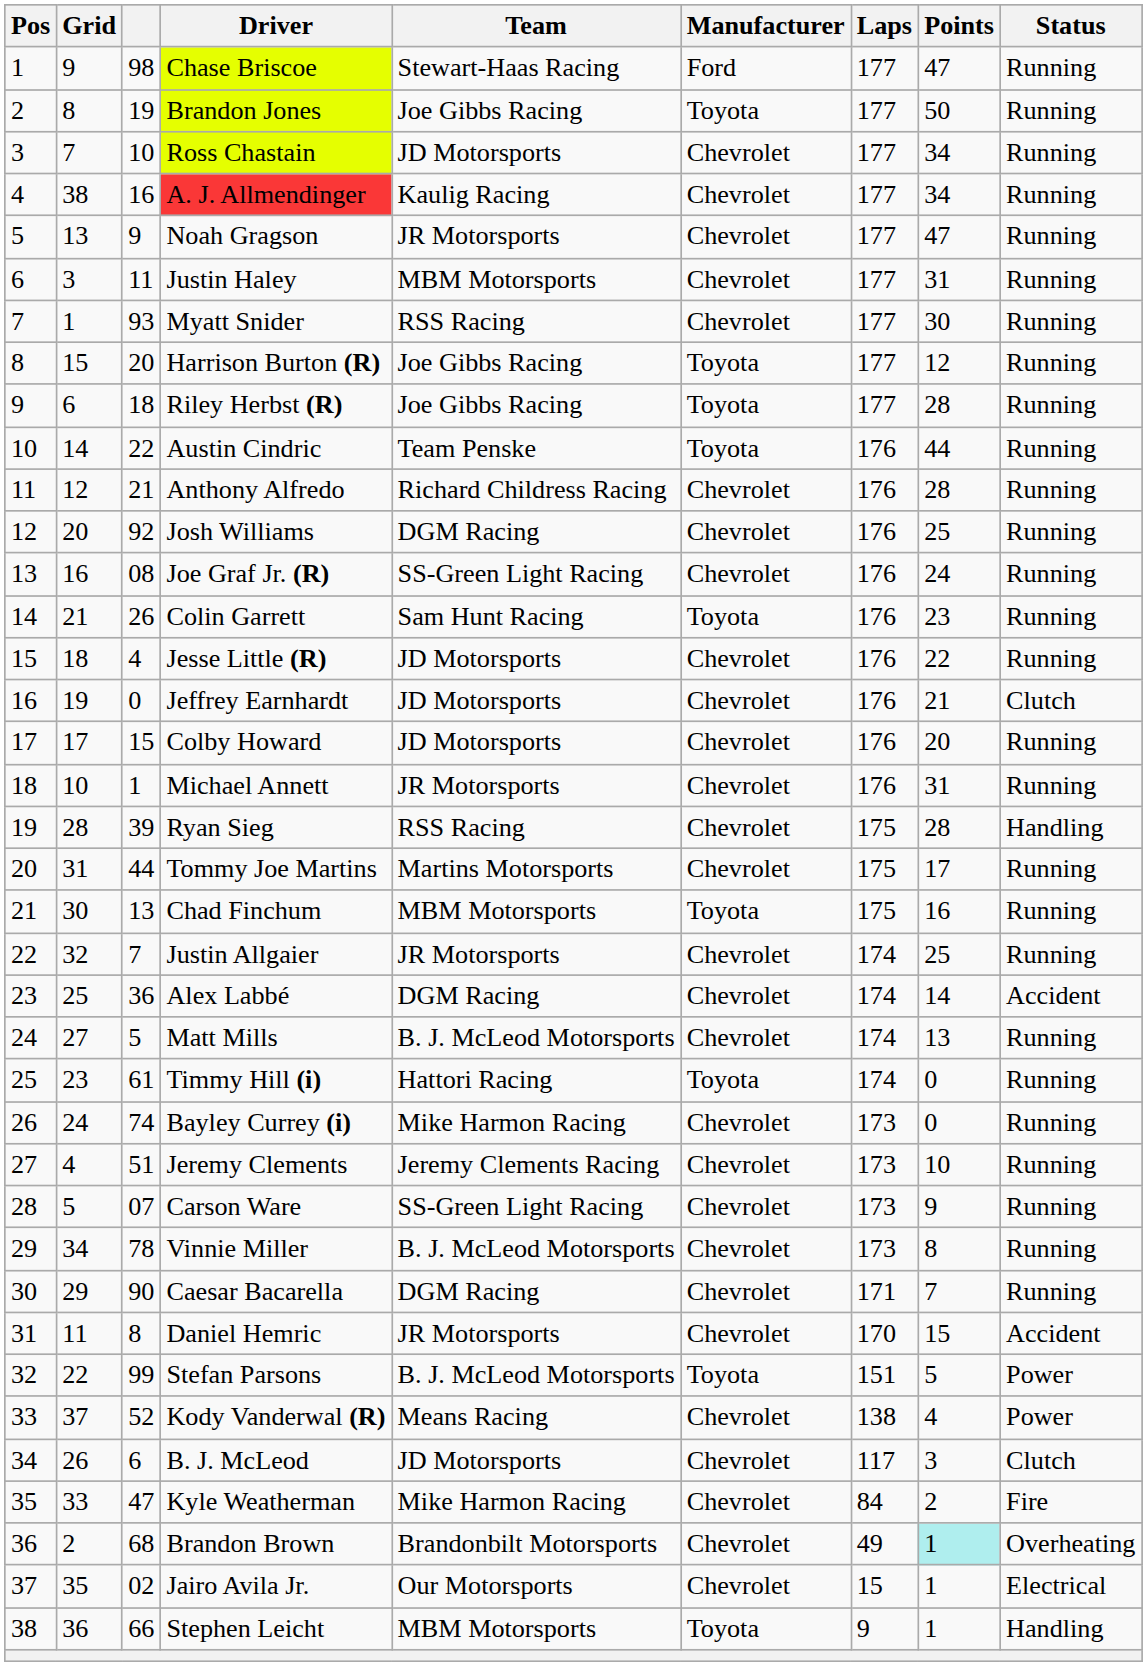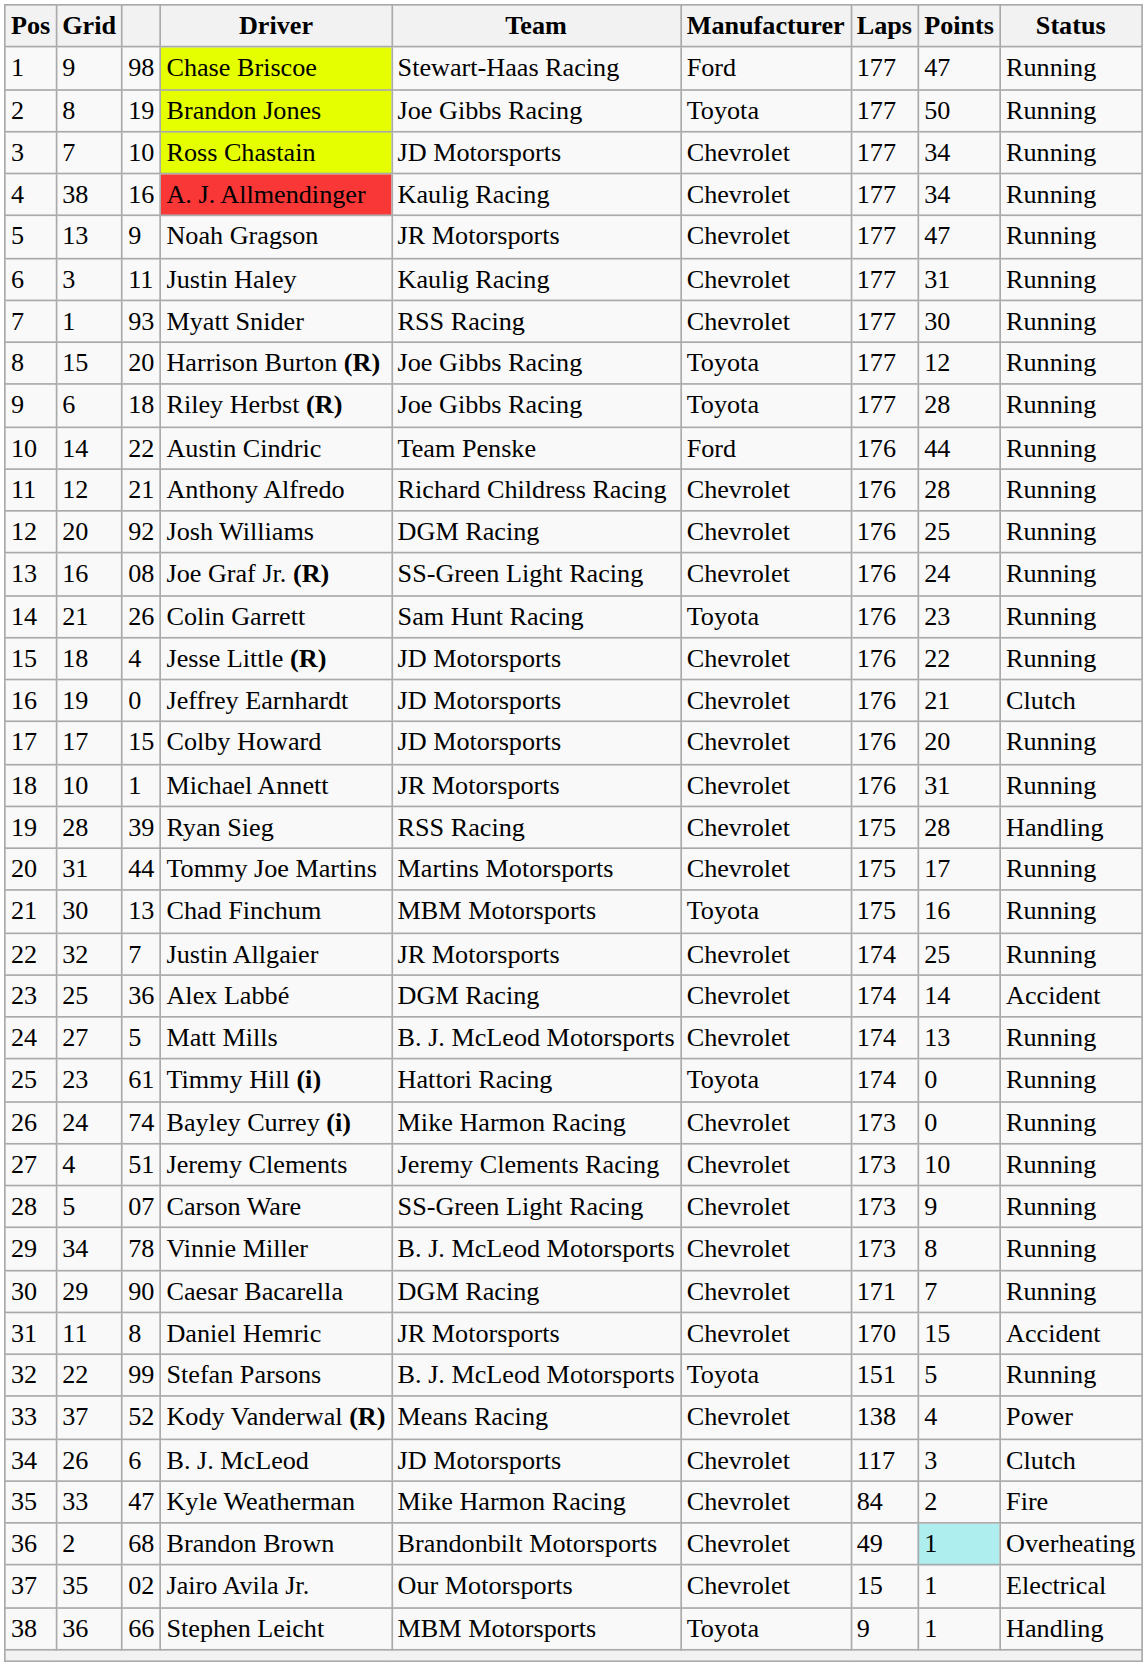(497, 278) MBM Motorsports -> (474, 278) Kaulig Racing
(723, 446) Toyota -> (711, 446) Ford
(1040, 1374) Power -> (1051, 1374) Running
